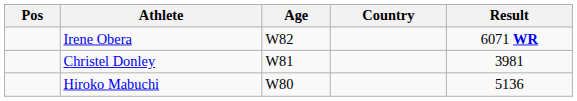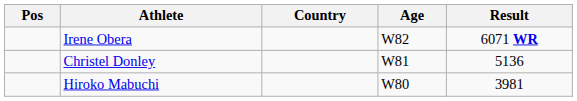columns swapped: (296, 15) <-> (388, 15)
(509, 61) 3981 -> (509, 61) 5136
(509, 84) 5136 -> (509, 84) 3981
